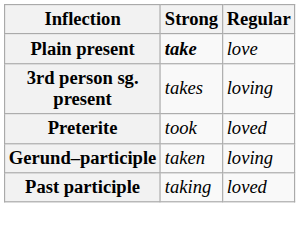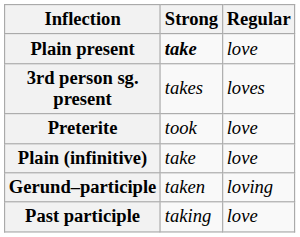(250, 88) loving -> (246, 88) loves
(247, 128) loved -> (242, 128) love
+ row: (83, 157)
(247, 187) loved -> (242, 216) love
